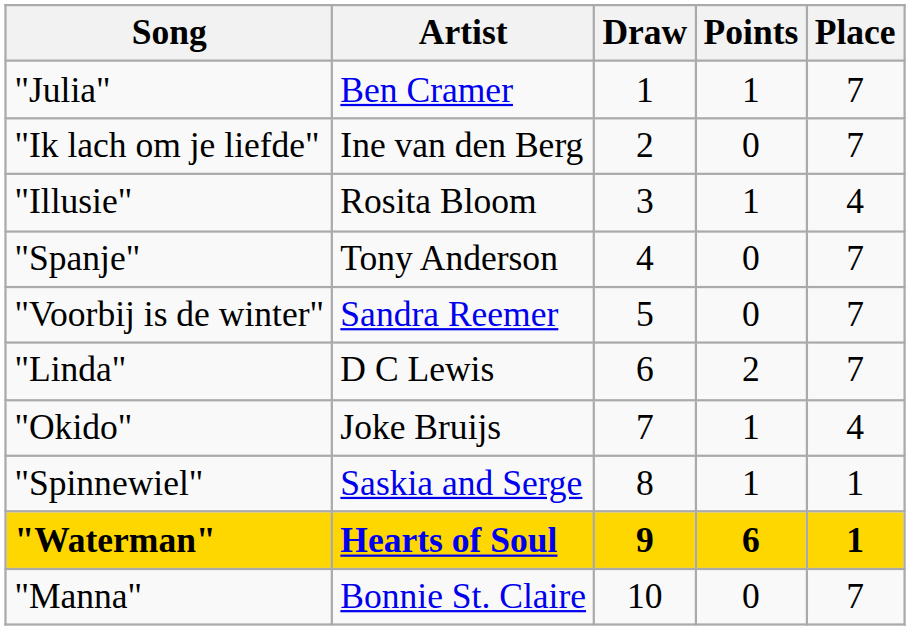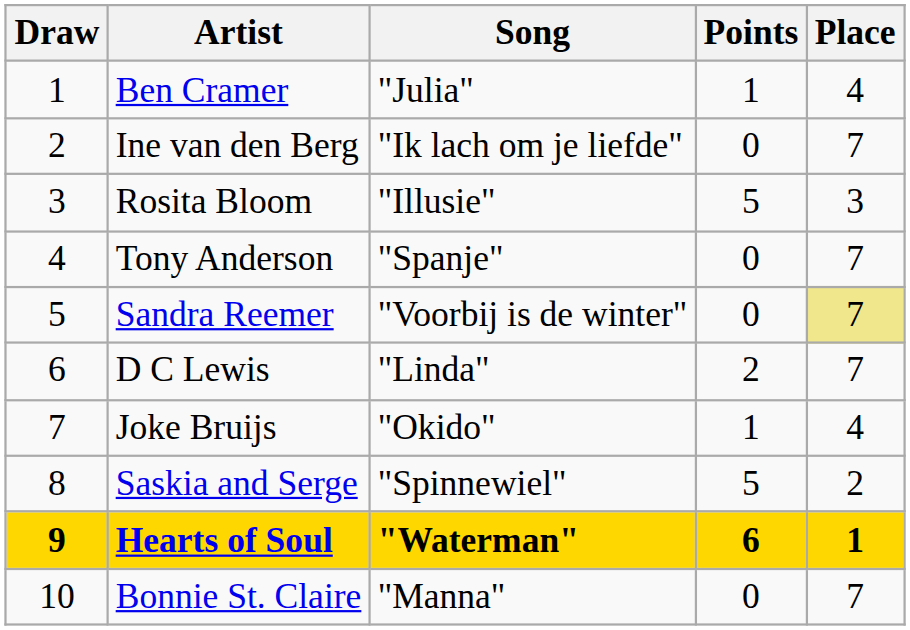columns swapped: (645, 32) <-> (169, 32)
(855, 88) 7 -> (855, 88) 4
(751, 201) 1 -> (751, 201) 5
(855, 201) 4 -> (855, 201) 3
(855, 314) no background -> (855, 314) khaki background
(751, 483) 1 -> (751, 483) 5
(855, 483) 1 -> (855, 483) 2
